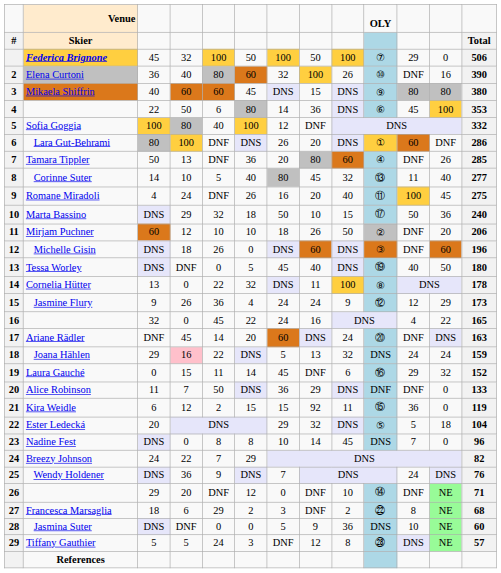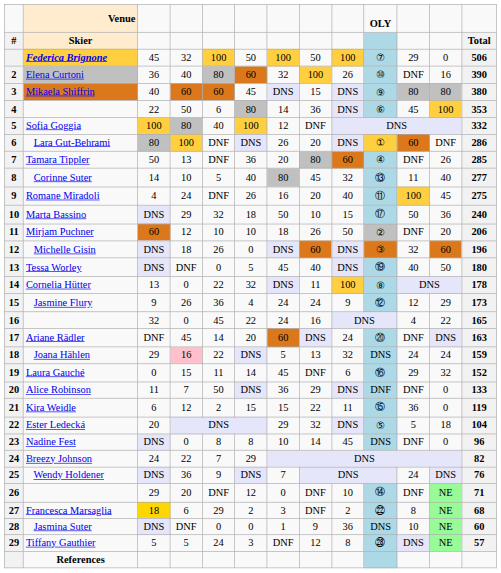(413, 249) DNF -> (413, 249) 32
(315, 407) 92 -> (315, 407) 22
(413, 442) 7 -> (413, 442) DNF
(154, 510) no background -> (154, 510) gold background
(283, 526) 5 -> (283, 526) 1
